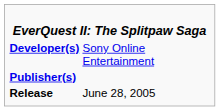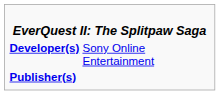- row: (31, 93)
